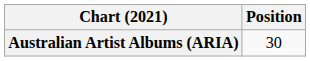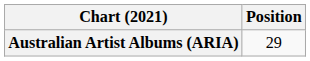(274, 42) 30 -> (274, 42) 29
